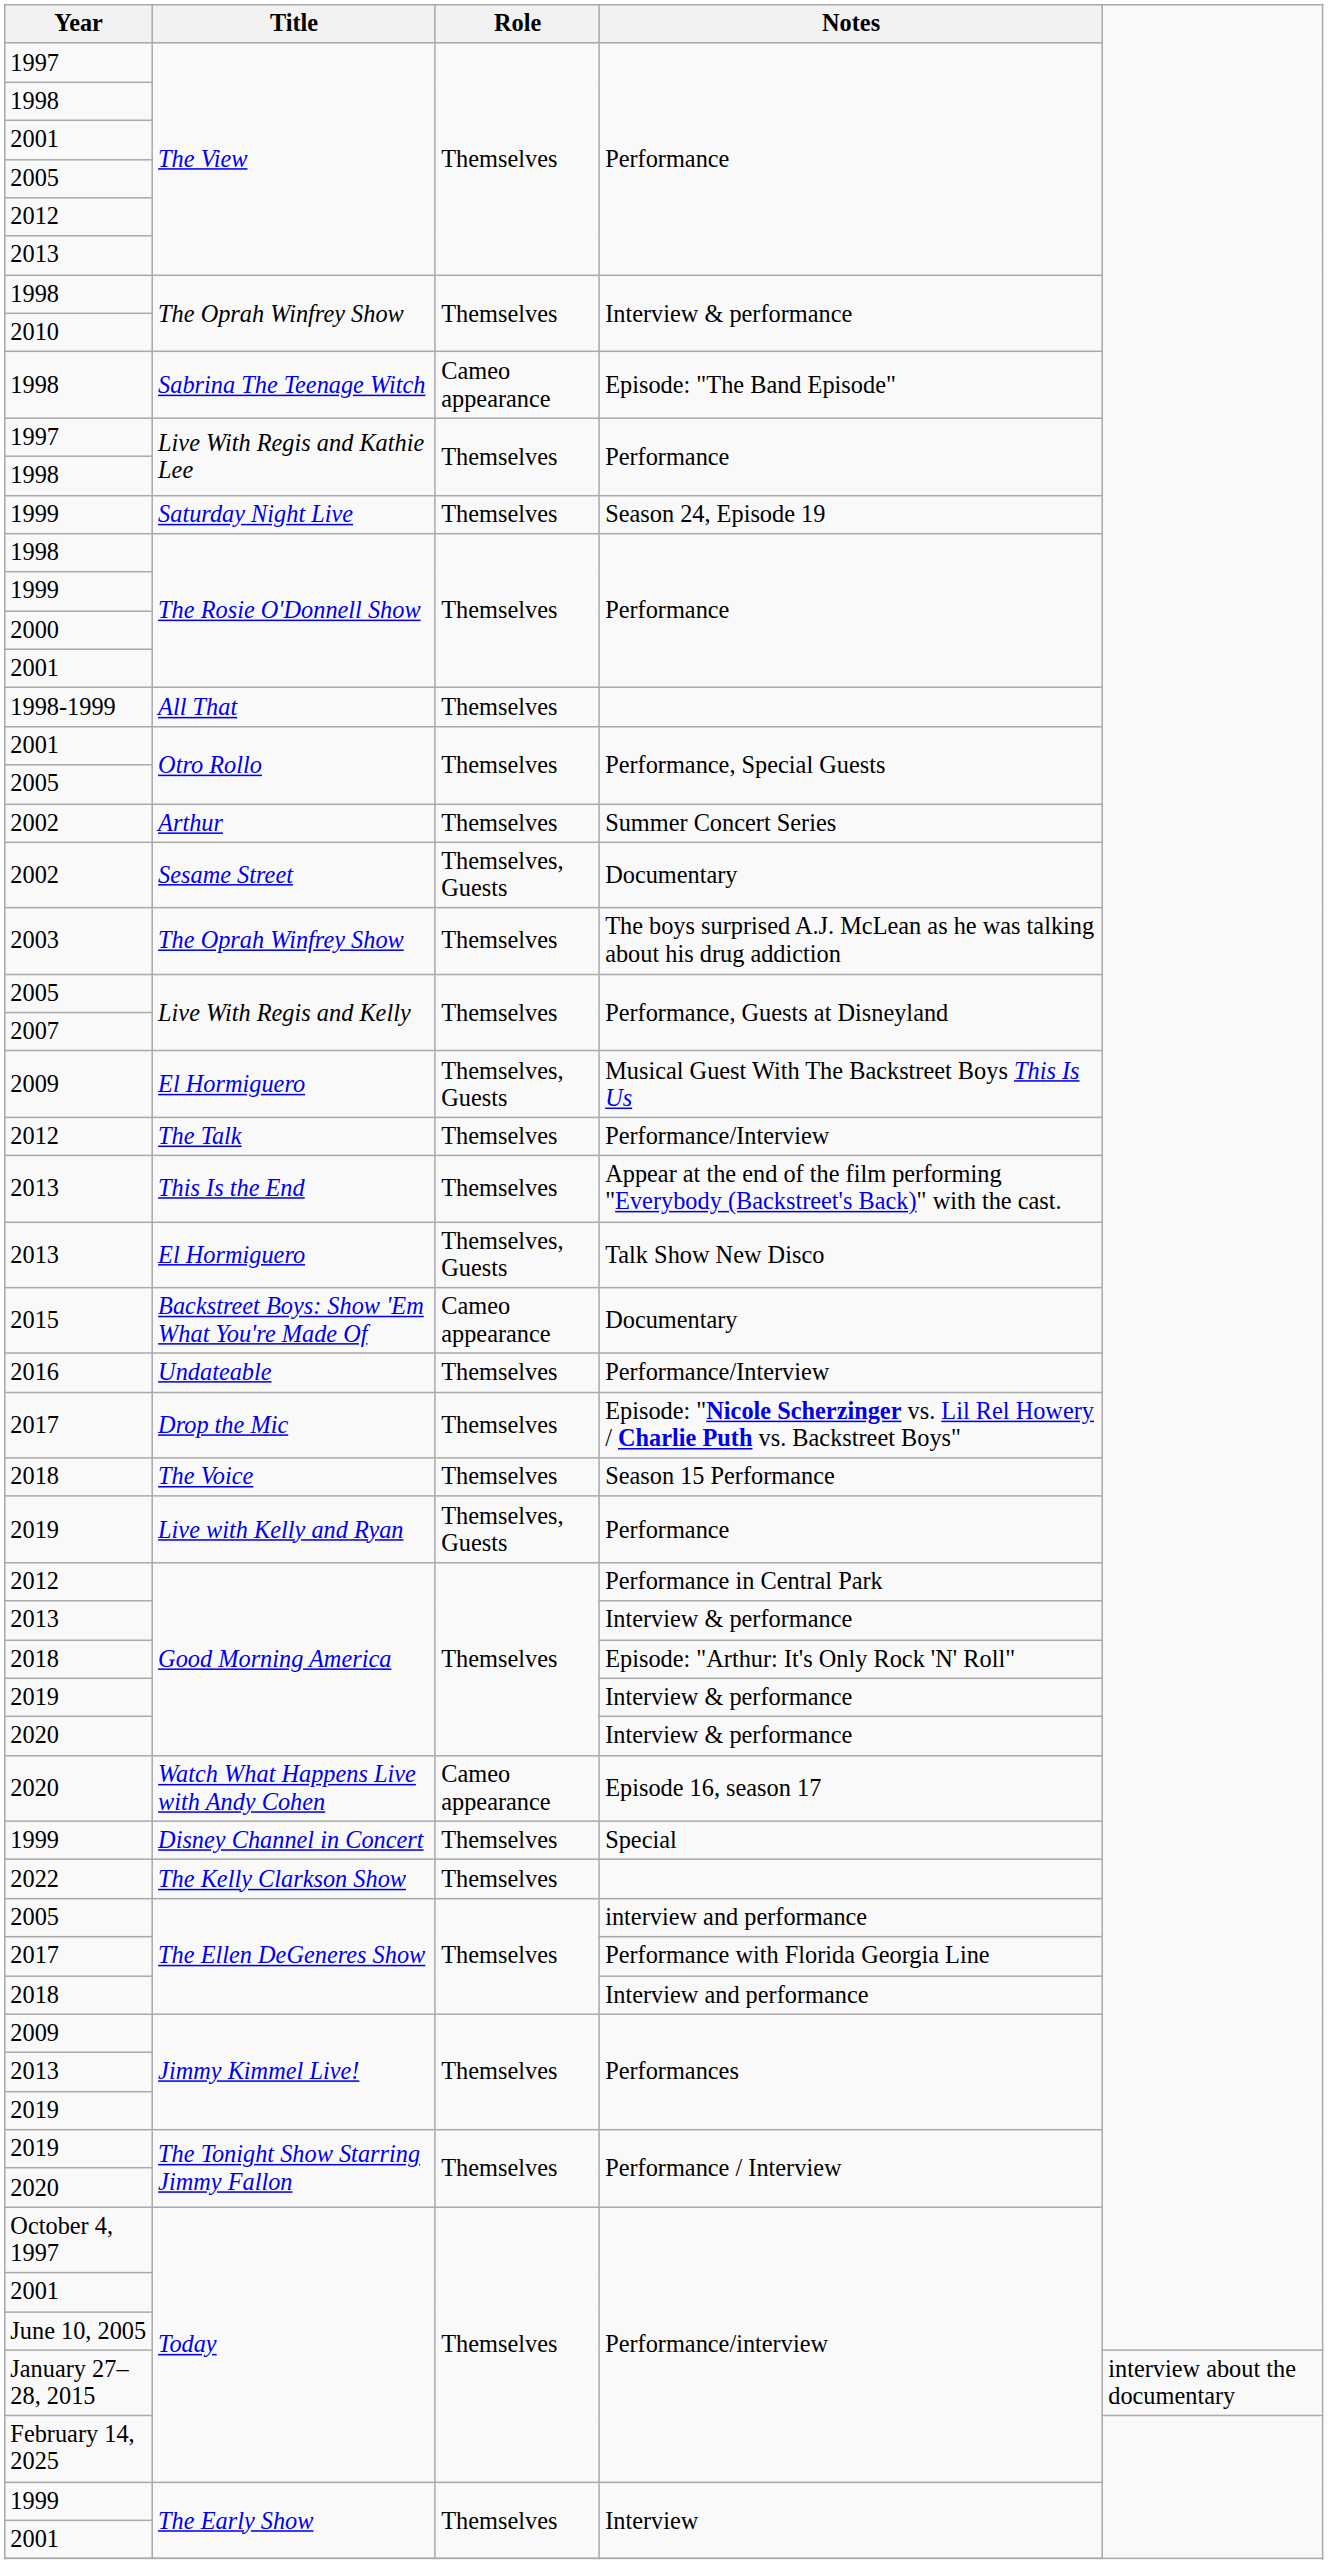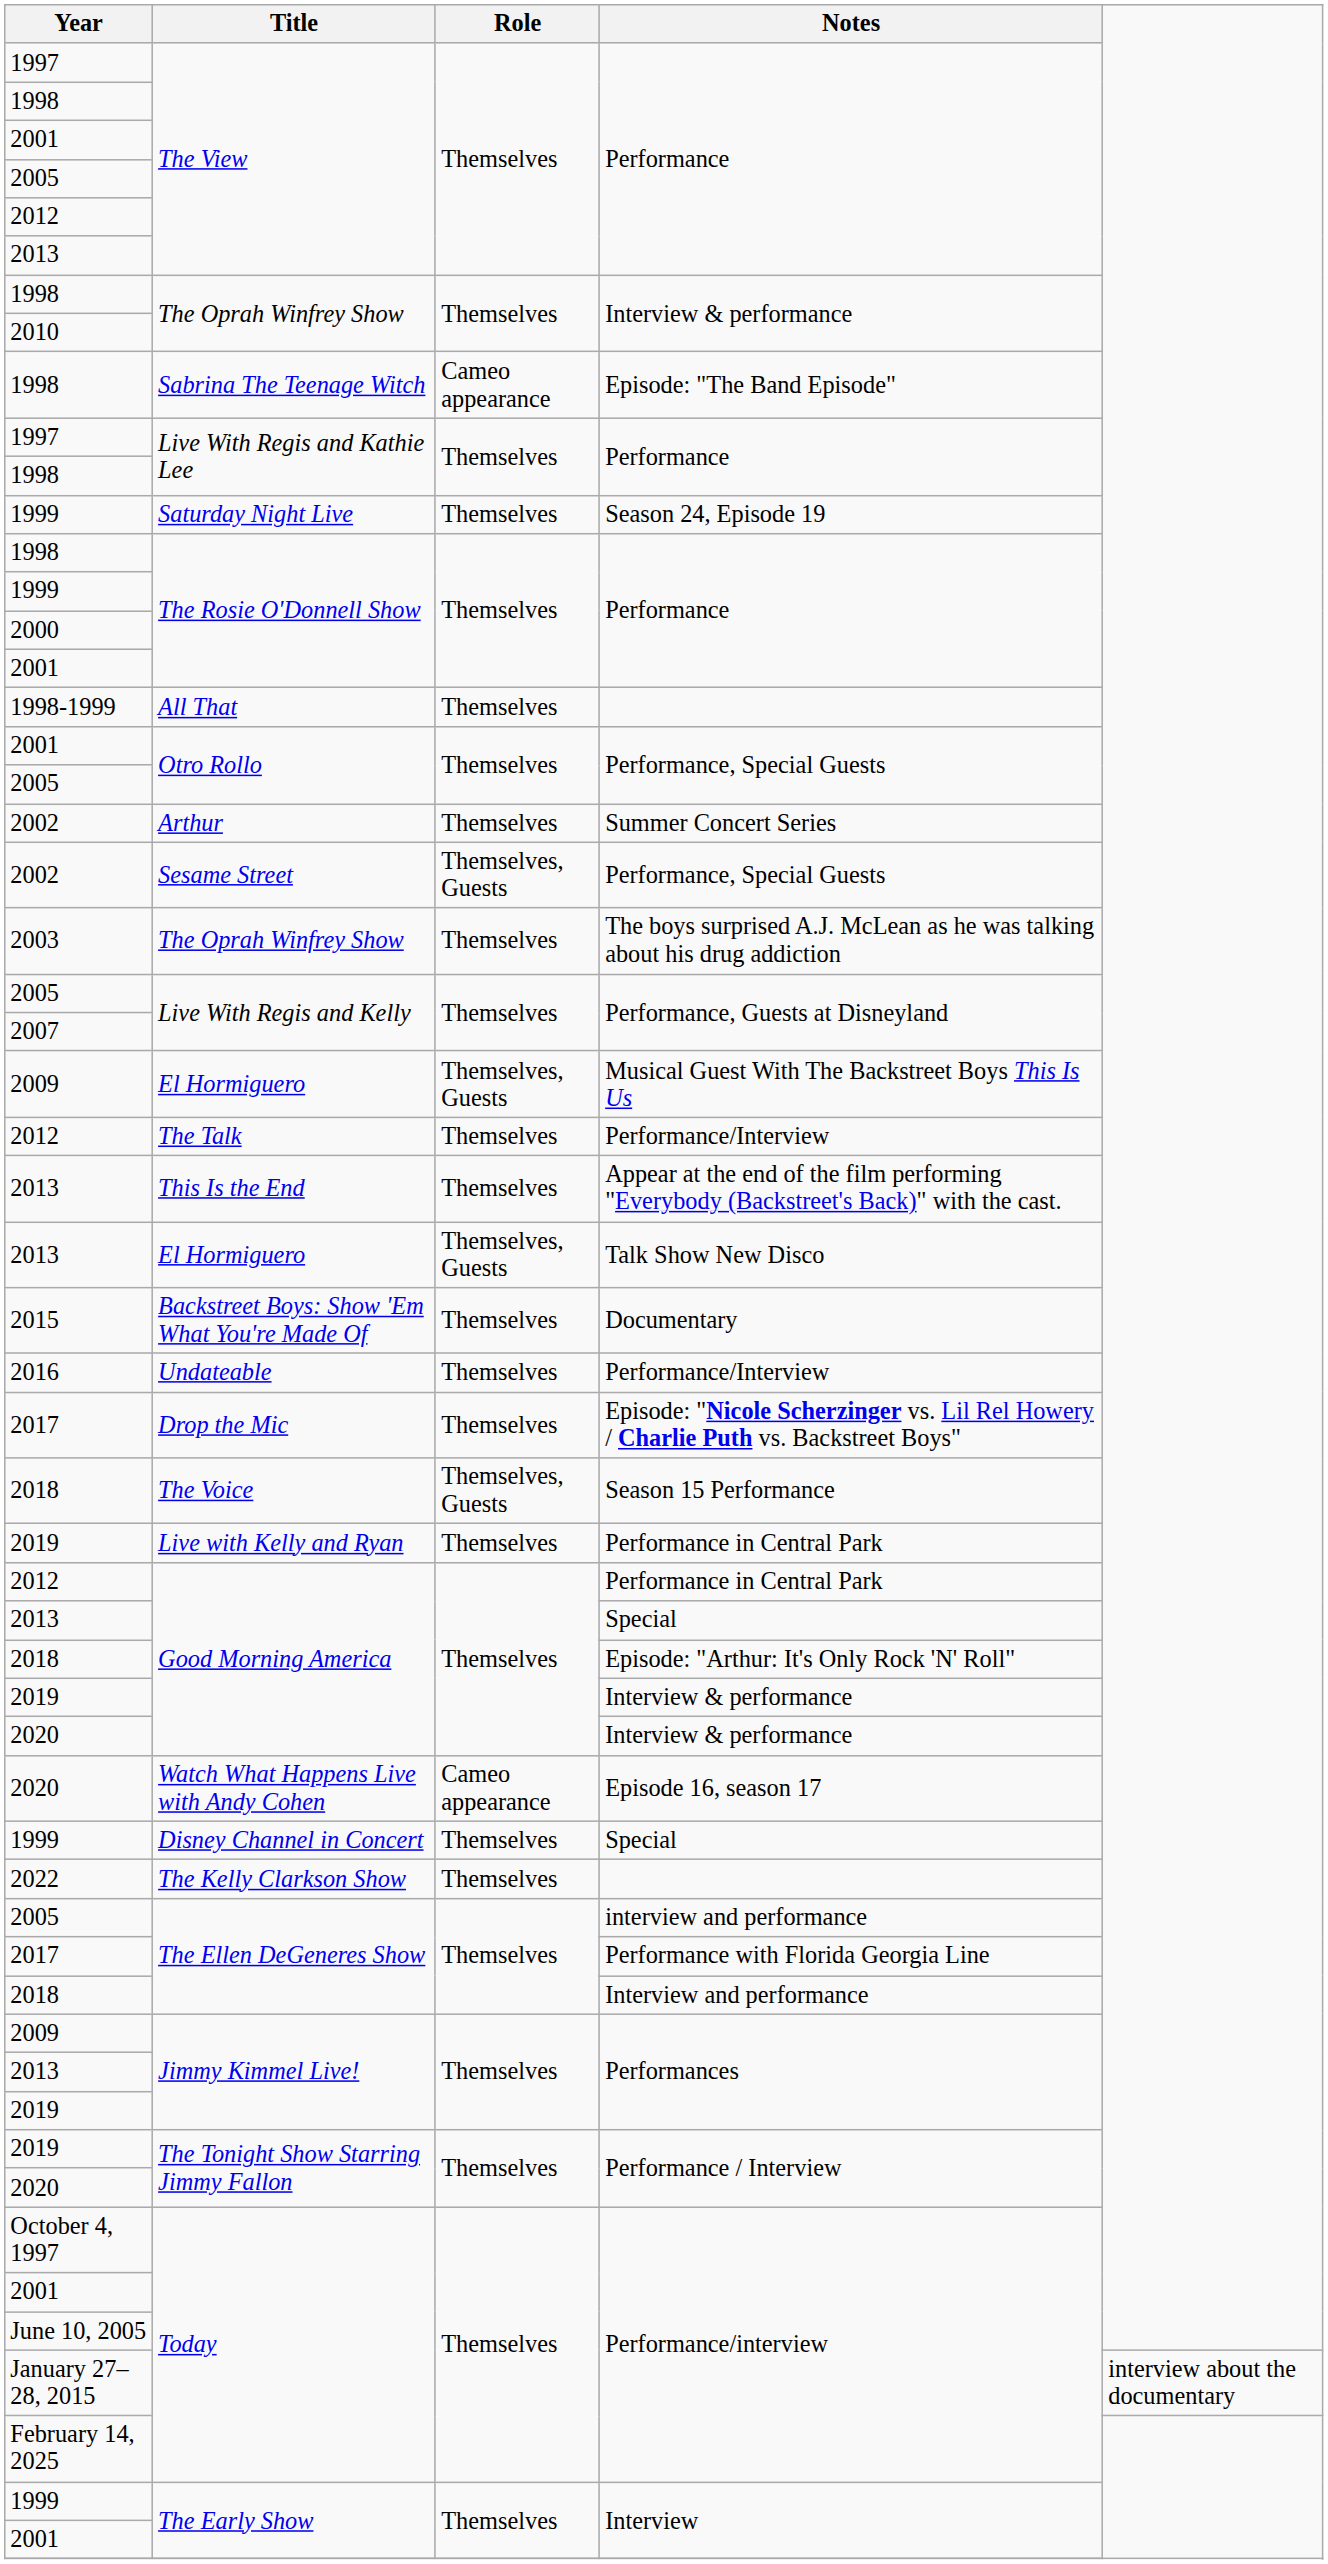(671, 874) Documentary -> (745, 874) Performance, Special Guests
(496, 1320) Cameo appearance -> (499, 1320) Themselves
(499, 1476) Themselves -> (502, 1490) Themselves, Guests
(502, 1529) Themselves, Guests -> (499, 1542) Themselves
(667, 1529) Performance -> (744, 1542) Performance in Central Park
(729, 1619) Interview & performance -> (641, 1619) Special
